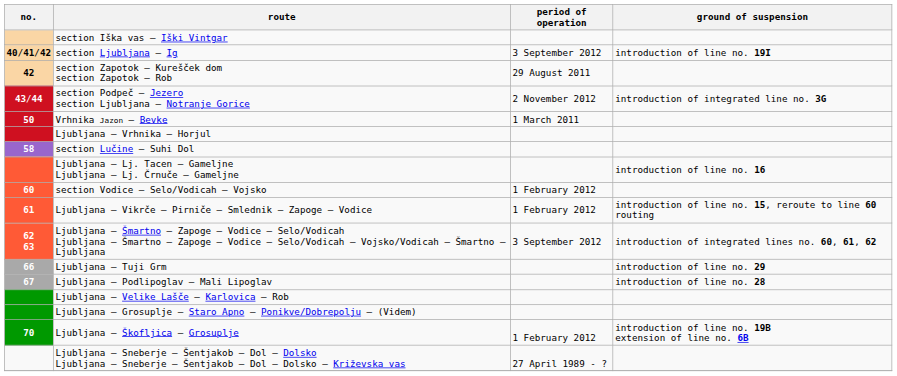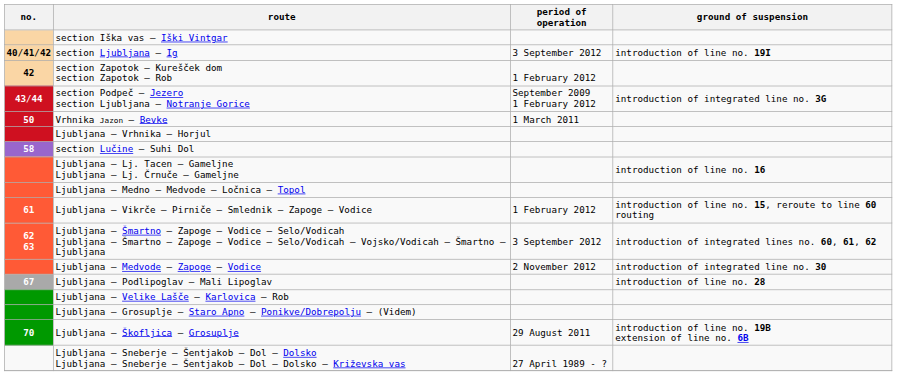(551, 73) 29 August 2011 -> (554, 78) 1 February 2012
(554, 99) 2 November 2012 -> (554, 99) September 2009 1 February 2012
+ row: (180, 190)
- row: (161, 190)
+ row: (158, 267)
- row: (111, 267)
(554, 338) 1 February 2012 -> (551, 332) 29 August 2011
